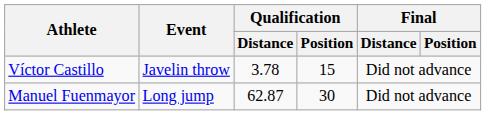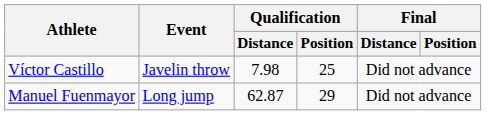(265, 69) 3.78 -> (265, 69) 7.98
(327, 69) 15 -> (327, 69) 25
(327, 96) 30 -> (327, 96) 29
